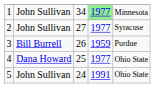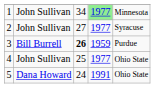(81, 43) normal -> (81, 43) bold
(44, 59) Dana Howard -> (43, 59) John Sullivan
(43, 75) John Sullivan -> (44, 75) Dana Howard
